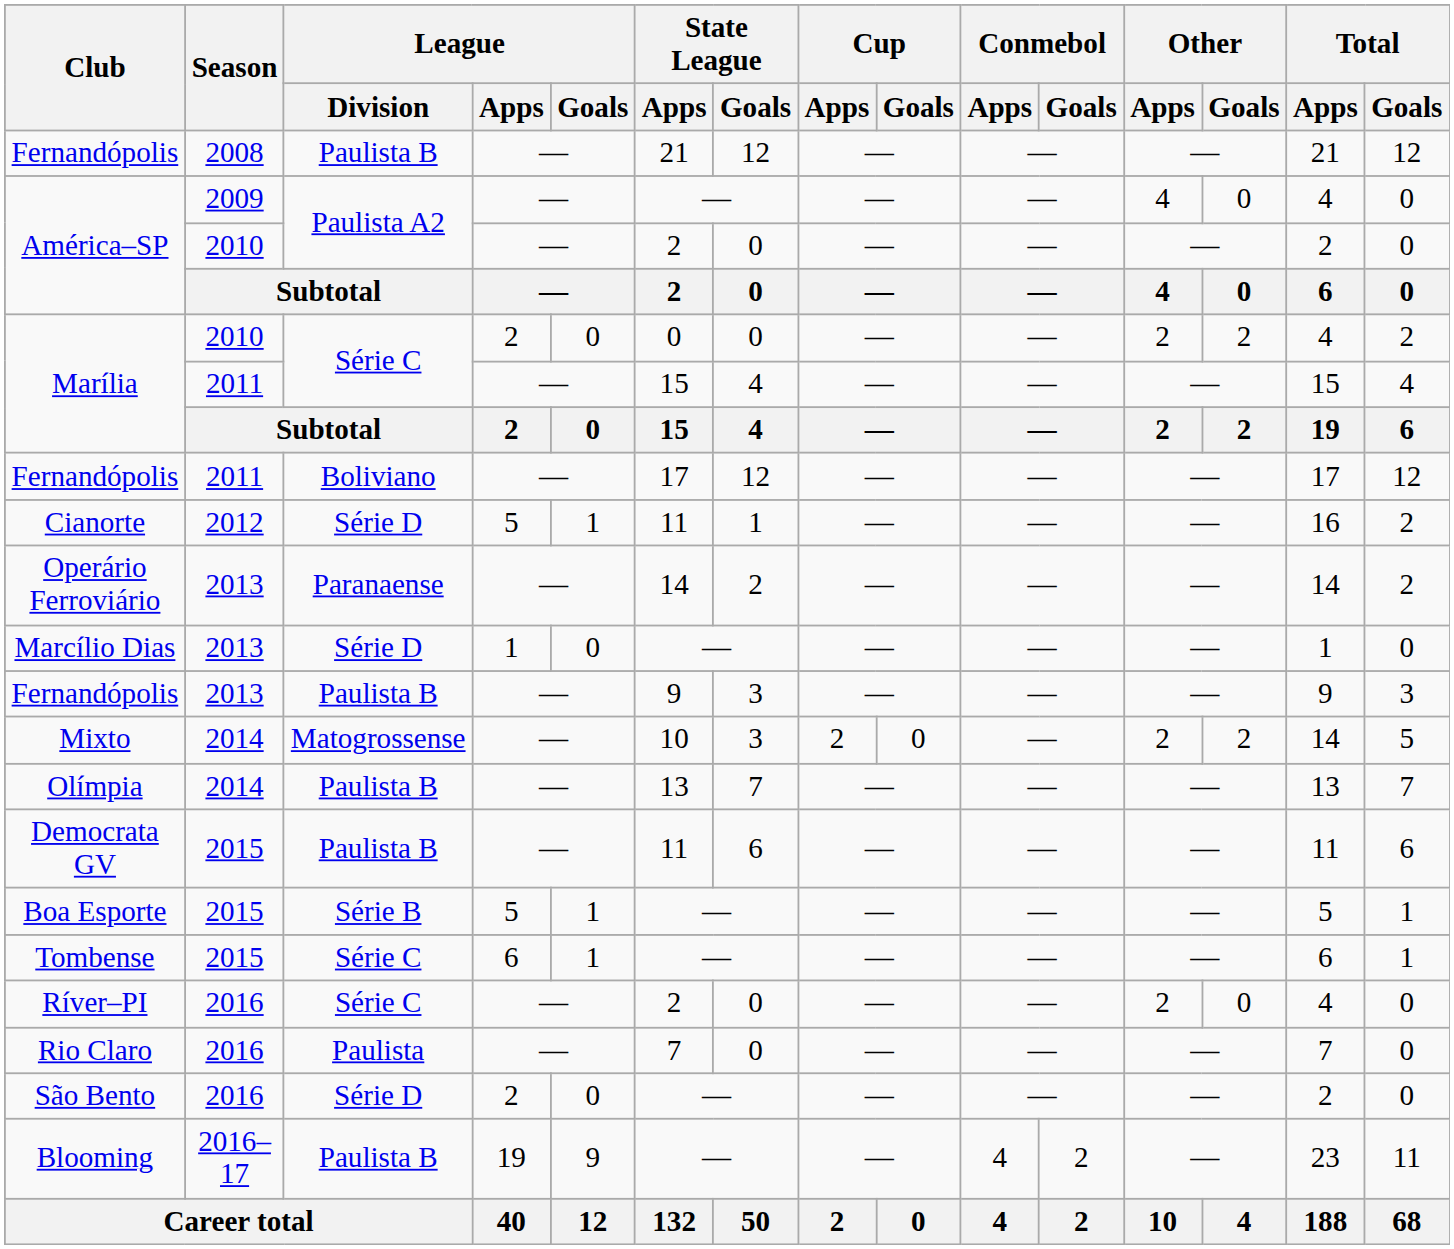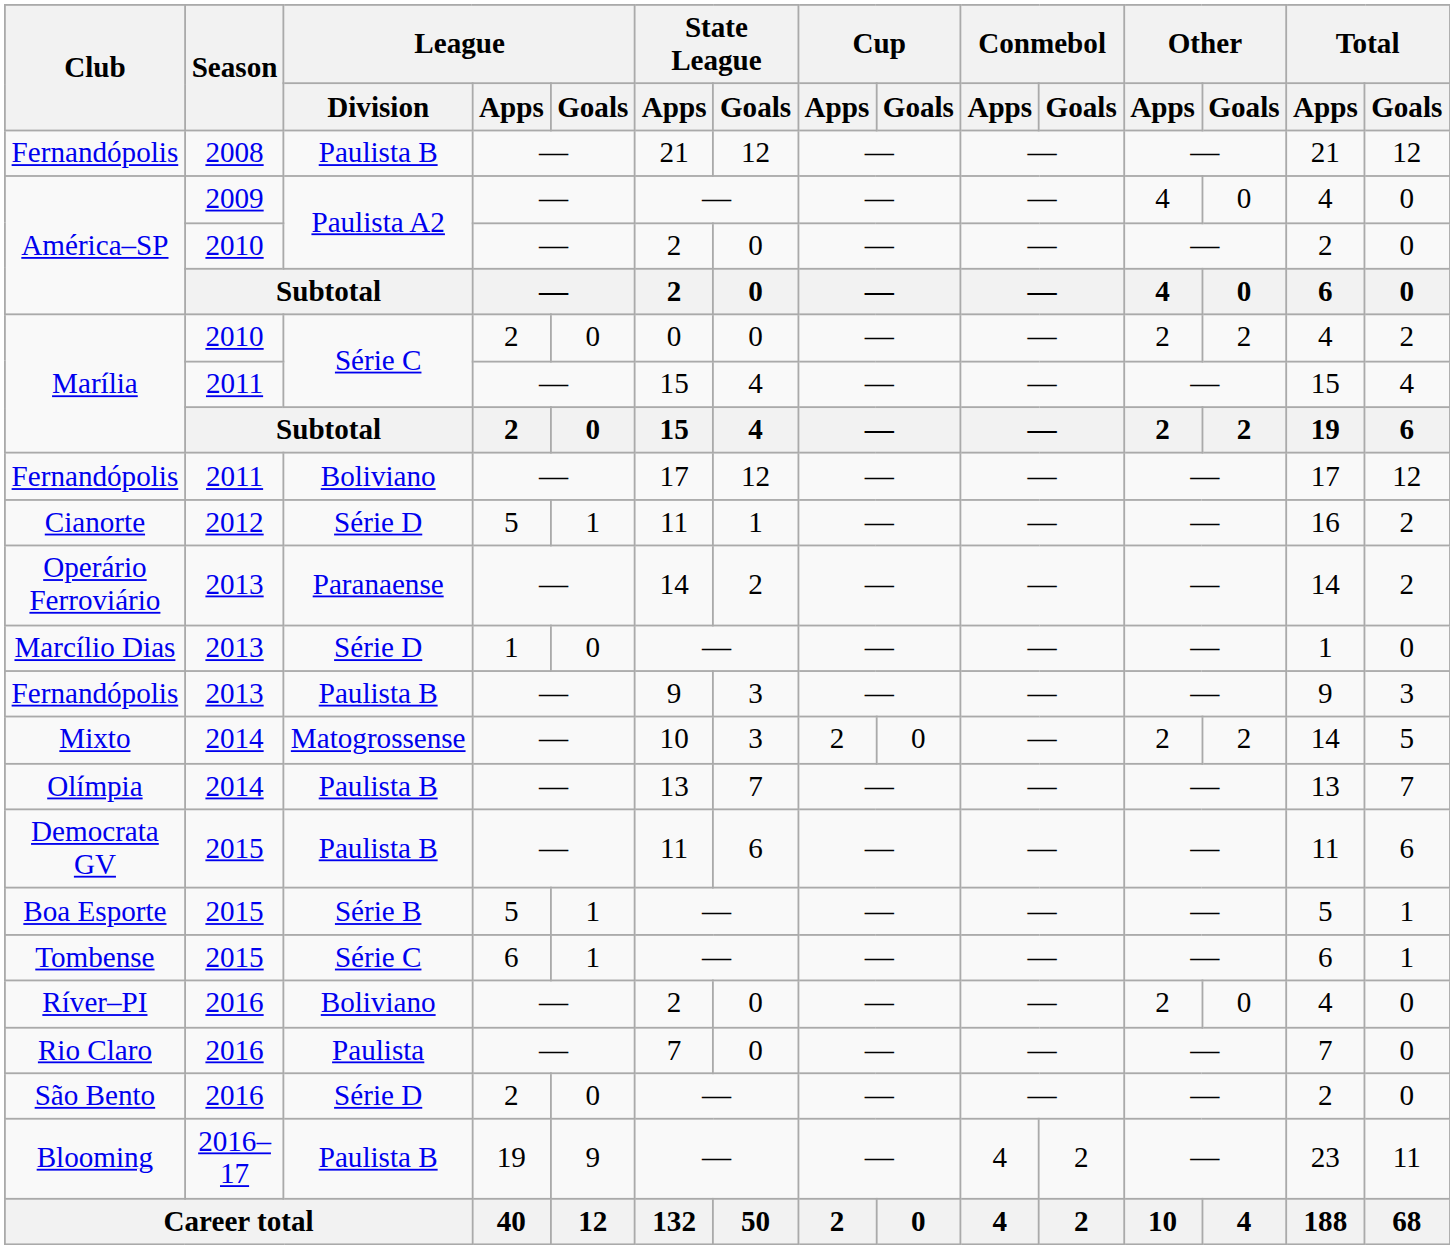(378, 1003) Série C -> (378, 1003) Boliviano
